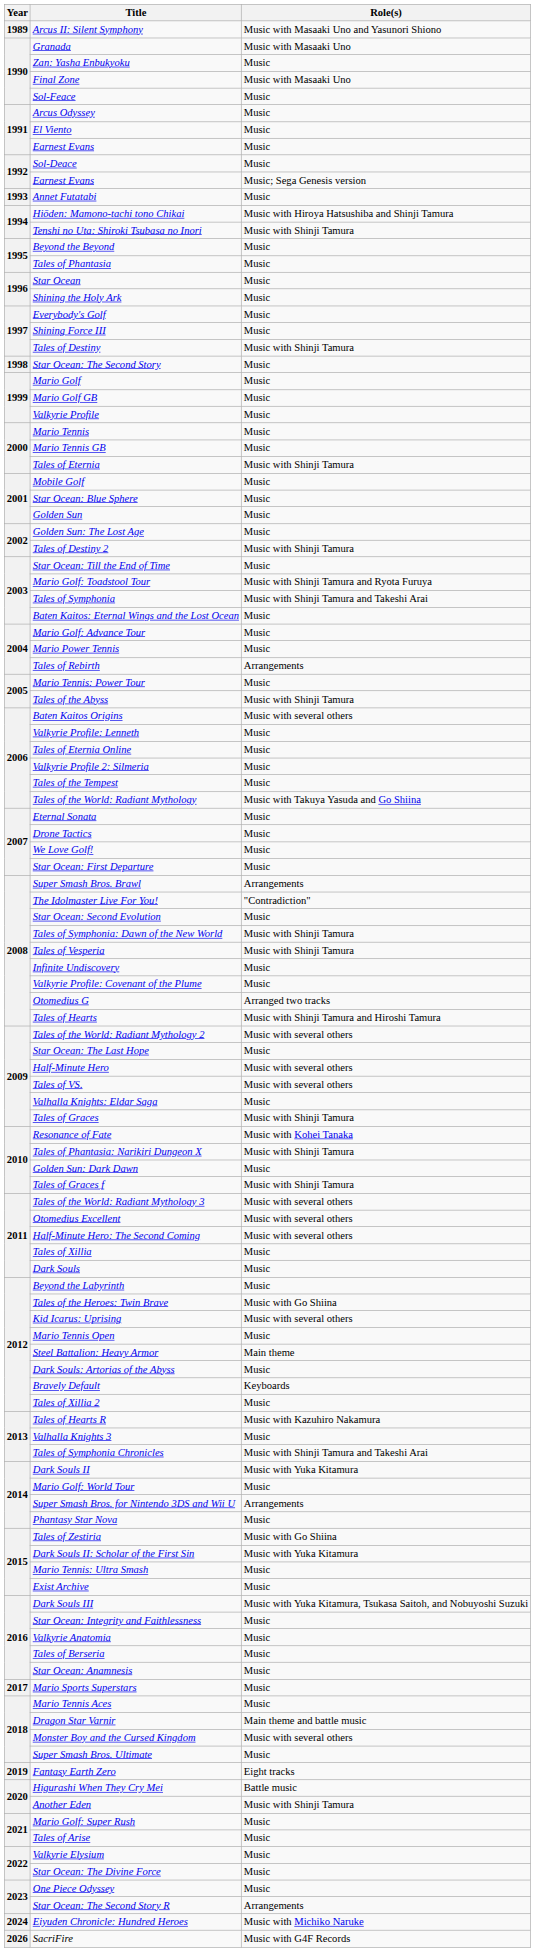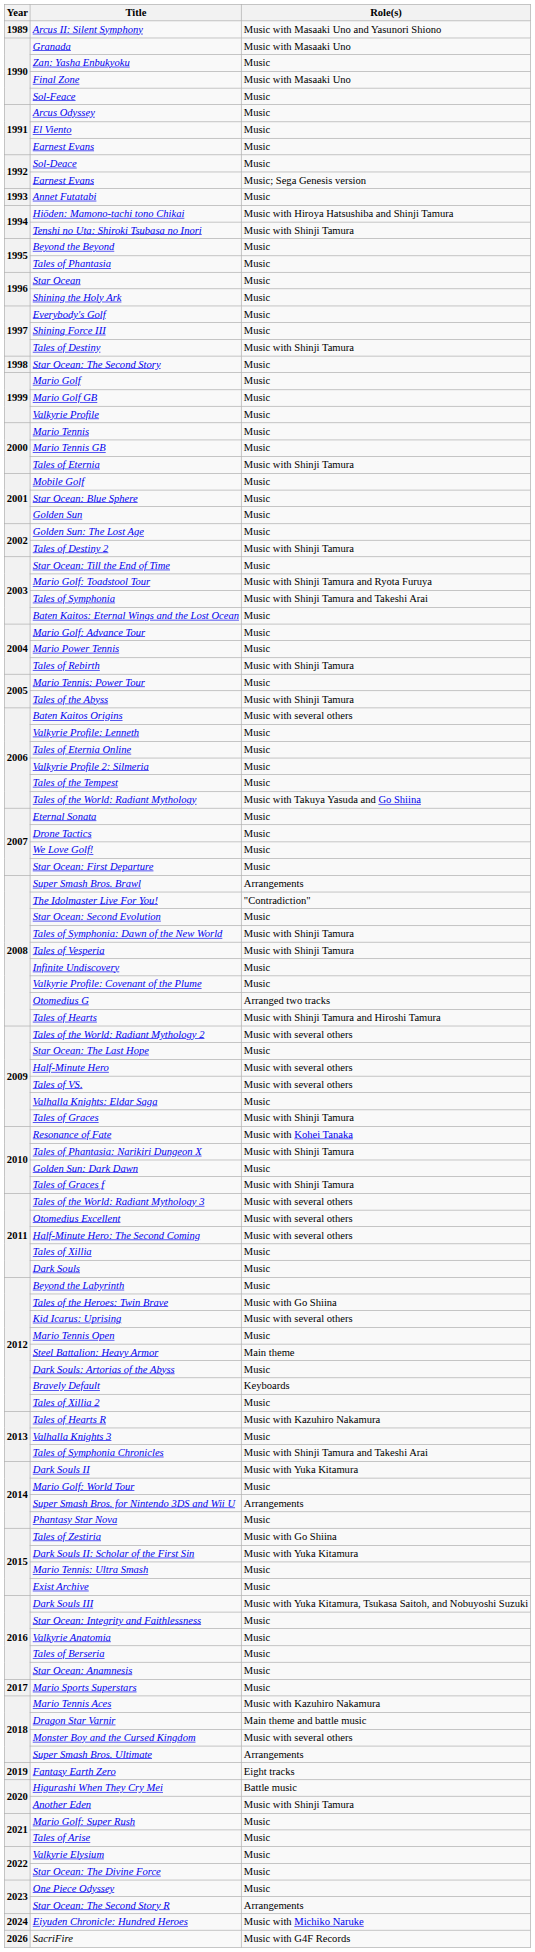(274, 666) Arrangements -> (299, 666) Music with Shinji Tamura
(257, 1704) Music -> (312, 1704) Music with Kazuhiro Nakamura
(257, 1754) Music -> (274, 1754) Arrangements
